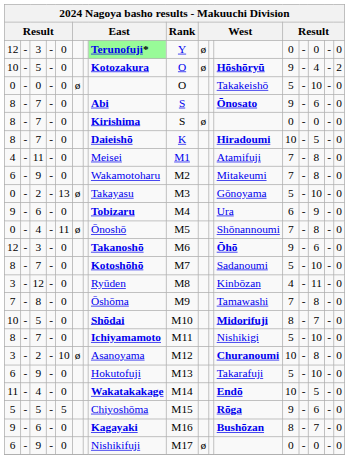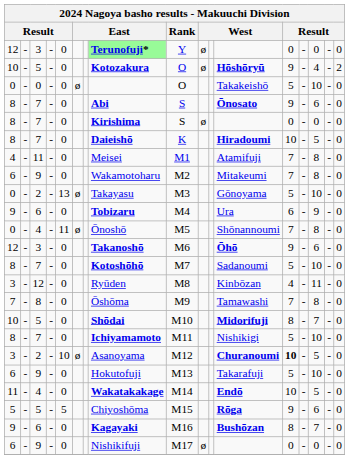(291, 355) normal -> (291, 355) bold
(316, 355) 8 -> (316, 355) 5
